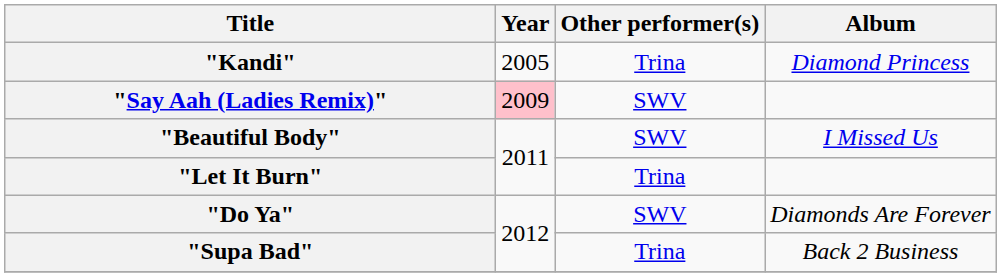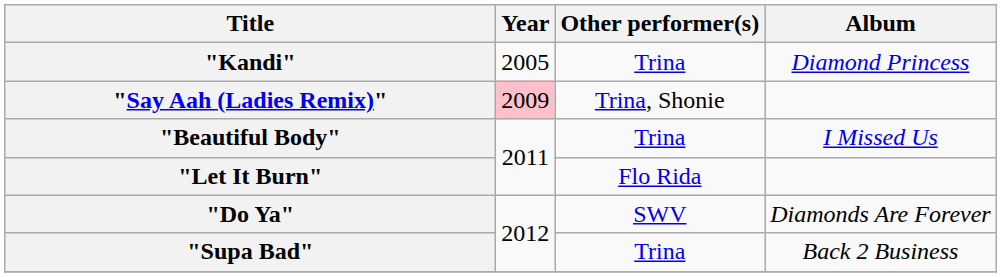(660, 99) SWV -> (660, 99) Trina, Shonie
(660, 137) SWV -> (660, 137) Trina
(660, 175) Trina -> (660, 175) Flo Rida
